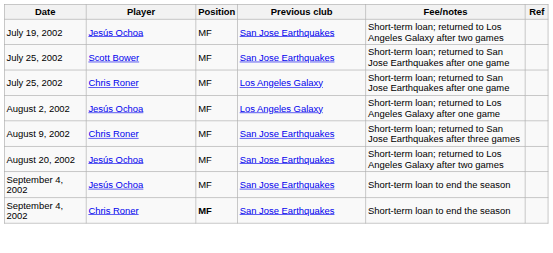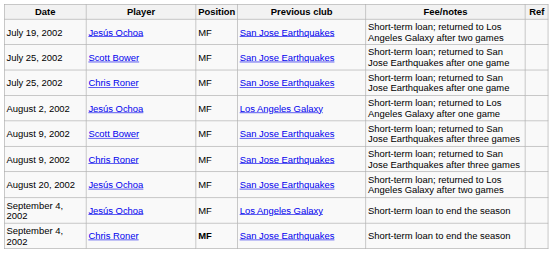(281, 83) Los Angeles Galaxy -> (287, 83) San Jose Earthquakes
+ row: (38, 134)
(287, 185) San Jose Earthquakes -> (281, 210) Los Angeles Galaxy
